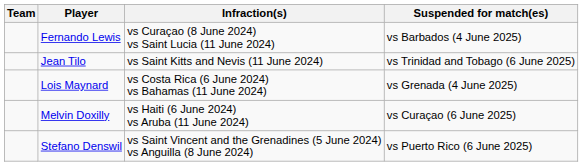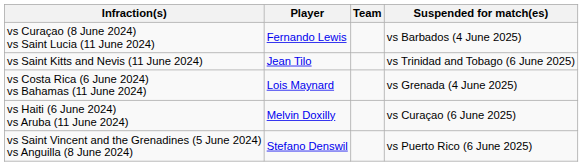columns swapped: (21, 14) <-> (254, 14)
